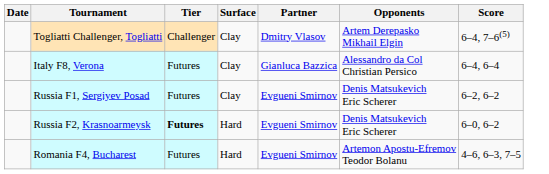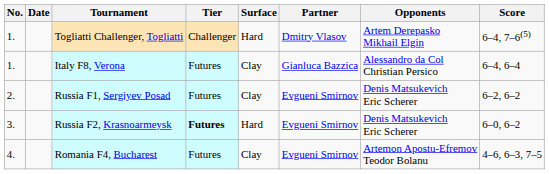+ column: (15, 13)
(230, 36) Clay -> (252, 36) Hard
(231, 154) Hard -> (251, 154) Clay
